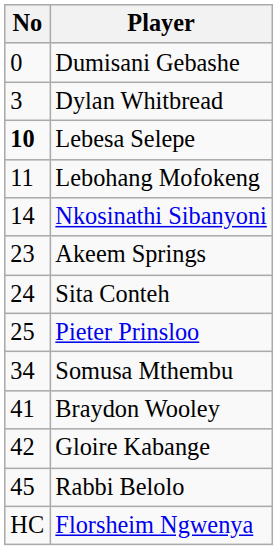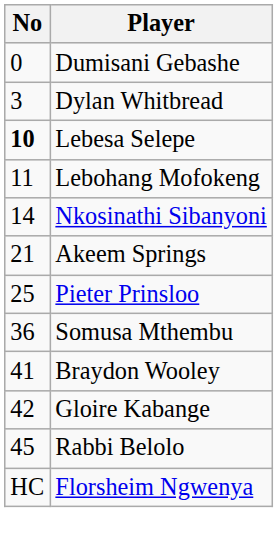(23, 255) 23 -> (23, 255) 21
- row: (112, 293)
(23, 370) 34 -> (23, 332) 36
